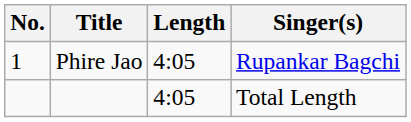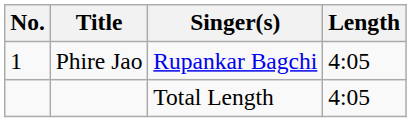columns swapped: (318, 23) <-> (189, 23)
